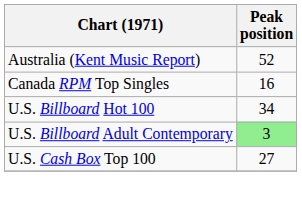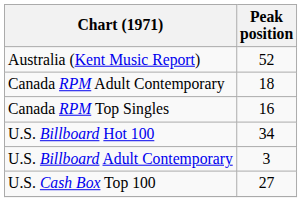+ row: (116, 84)
(267, 134) lightgreen background -> (267, 158) no background
